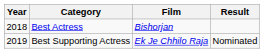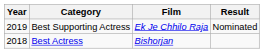rows swapped: (57, 27) <-> (81, 41)
